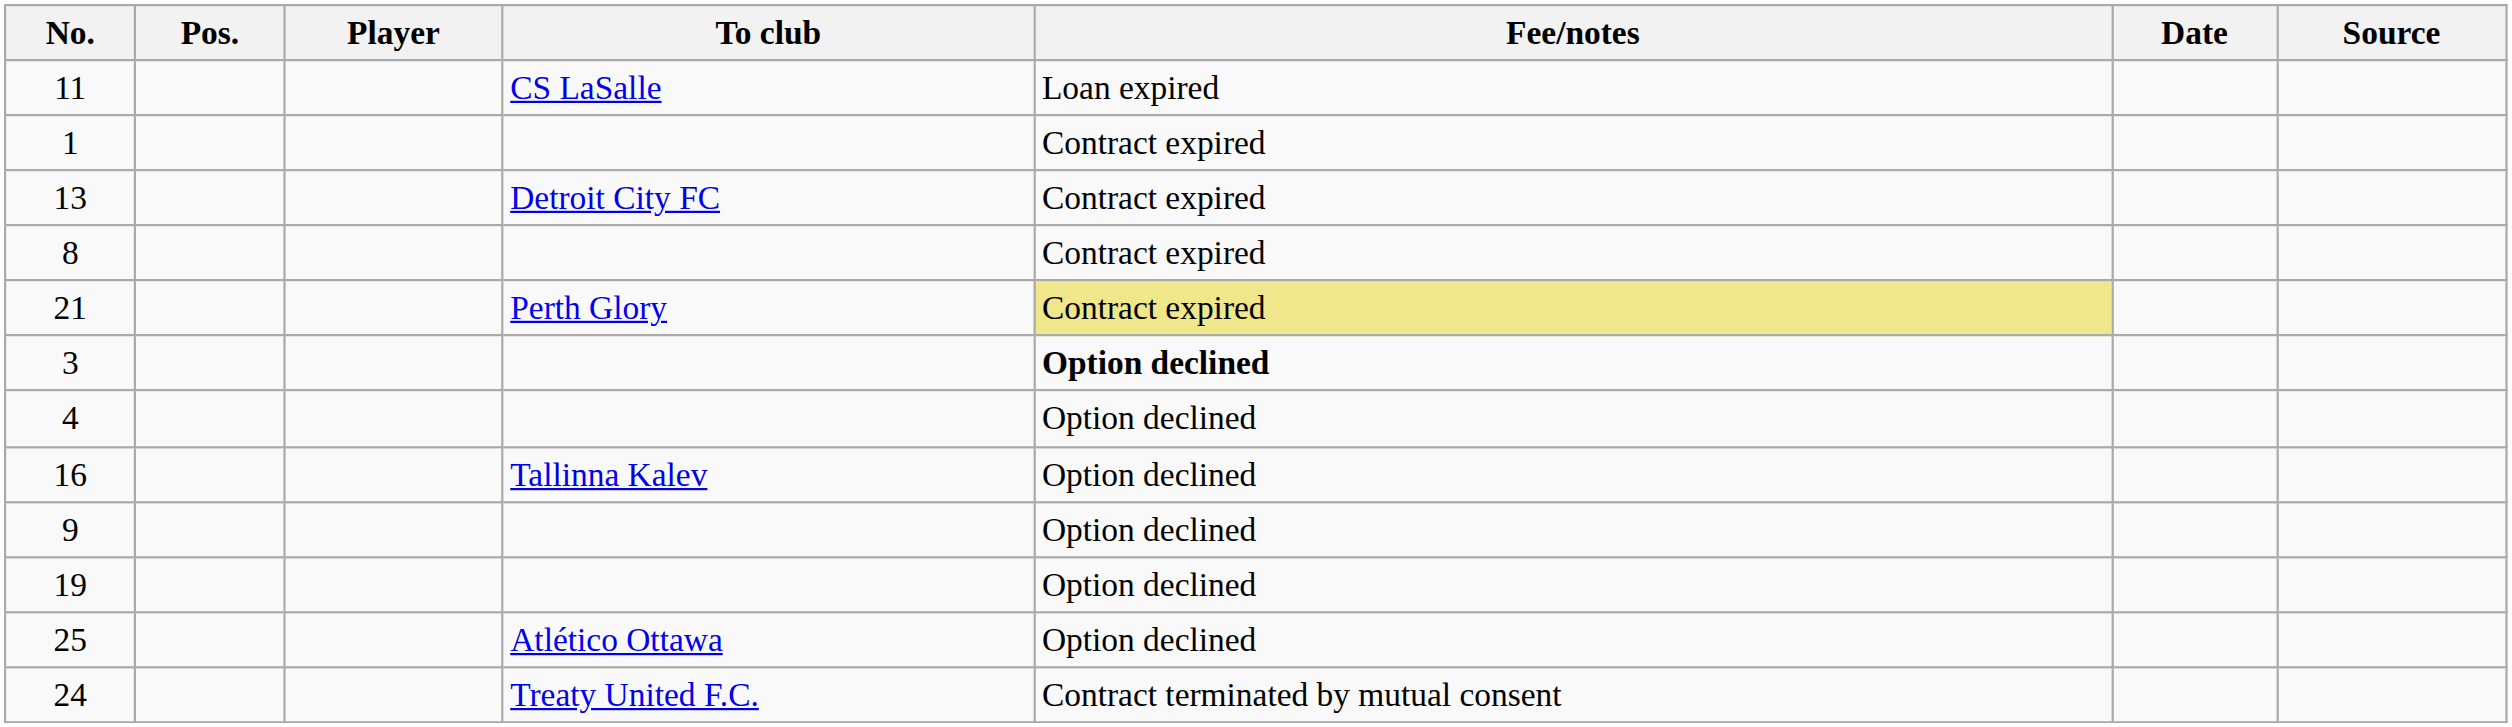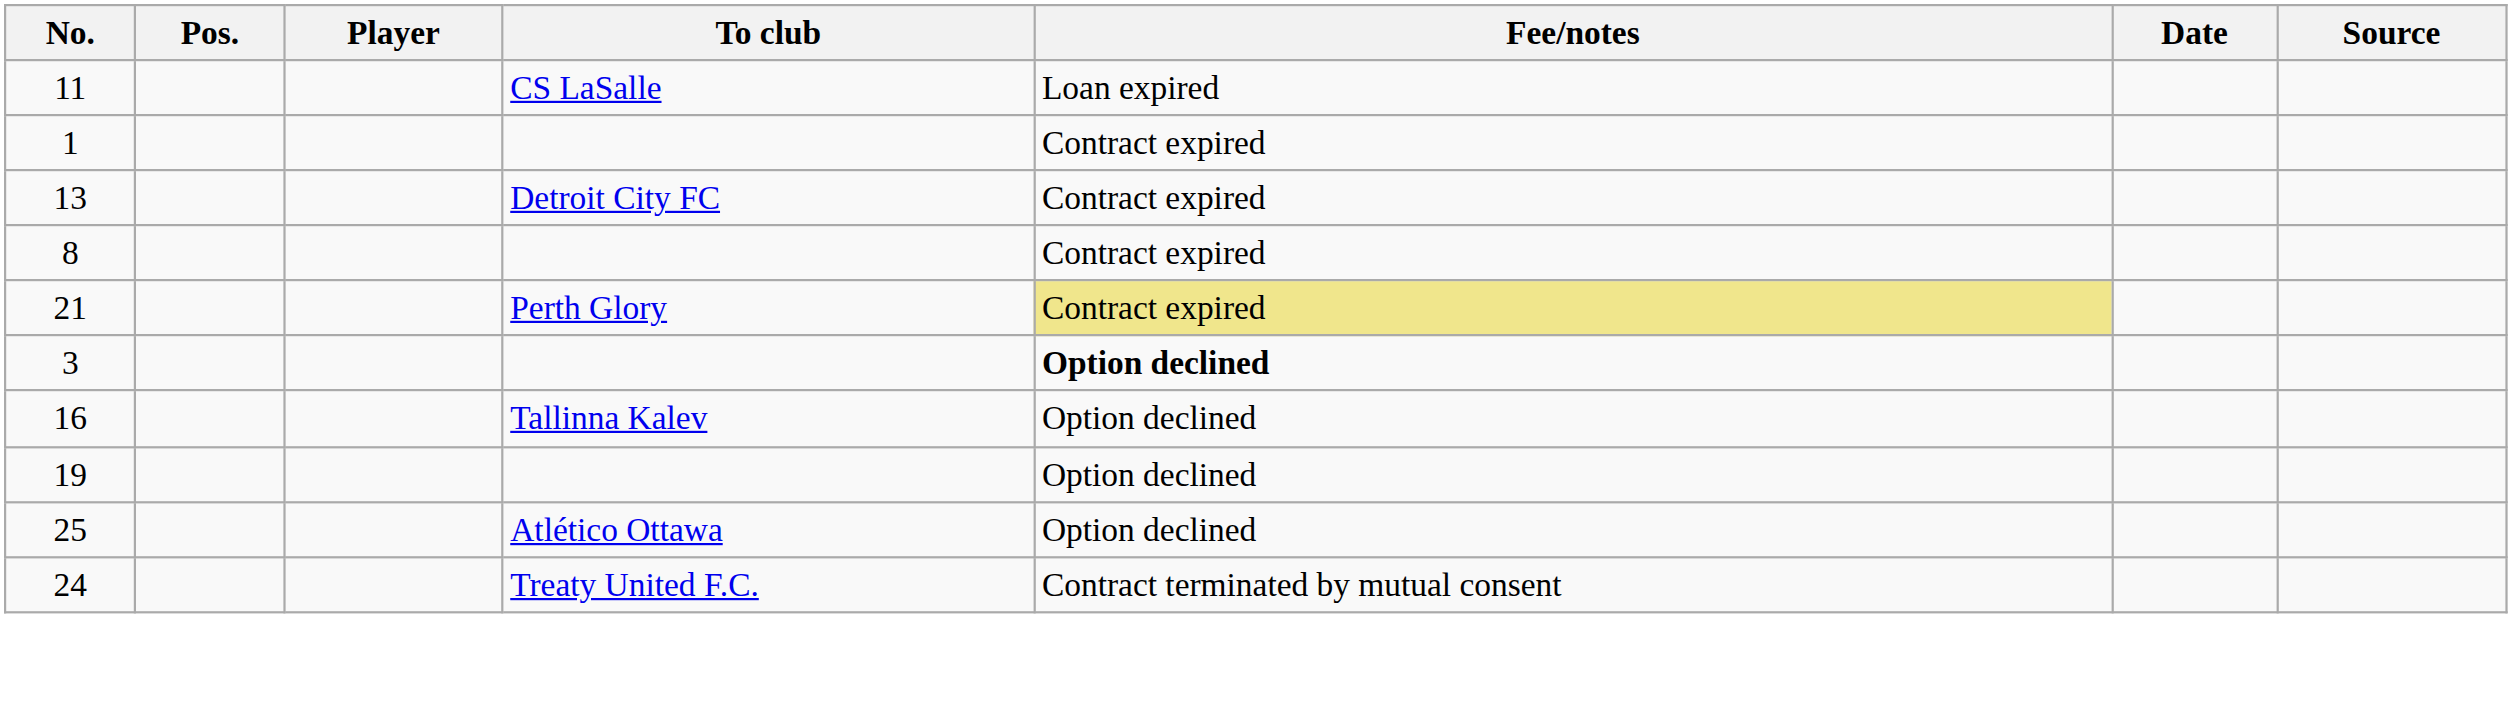- row: (70, 418)
- row: (70, 528)
